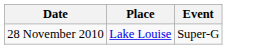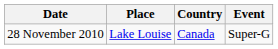+ column: (200, 14)
